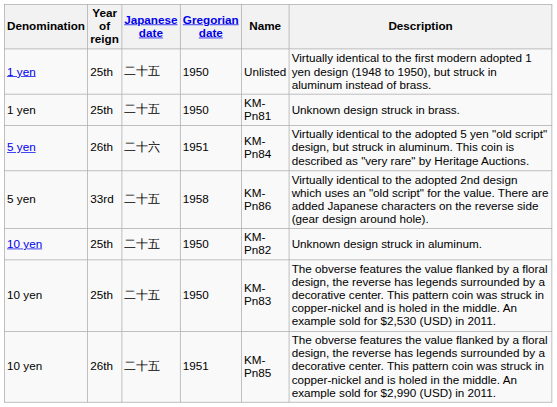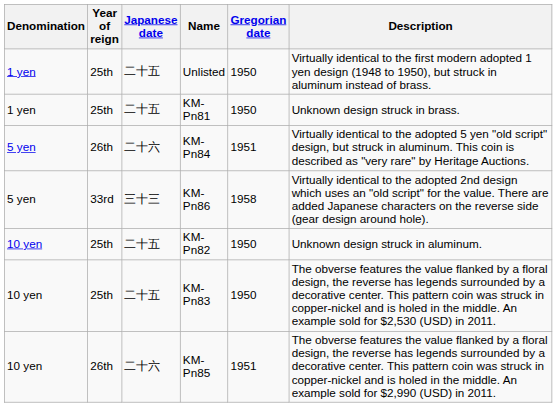columns swapped: (211, 26) <-> (265, 26)
(142, 199) 二十五 -> (142, 199) 三十三
(142, 366) 二十五 -> (142, 366) 二十六
